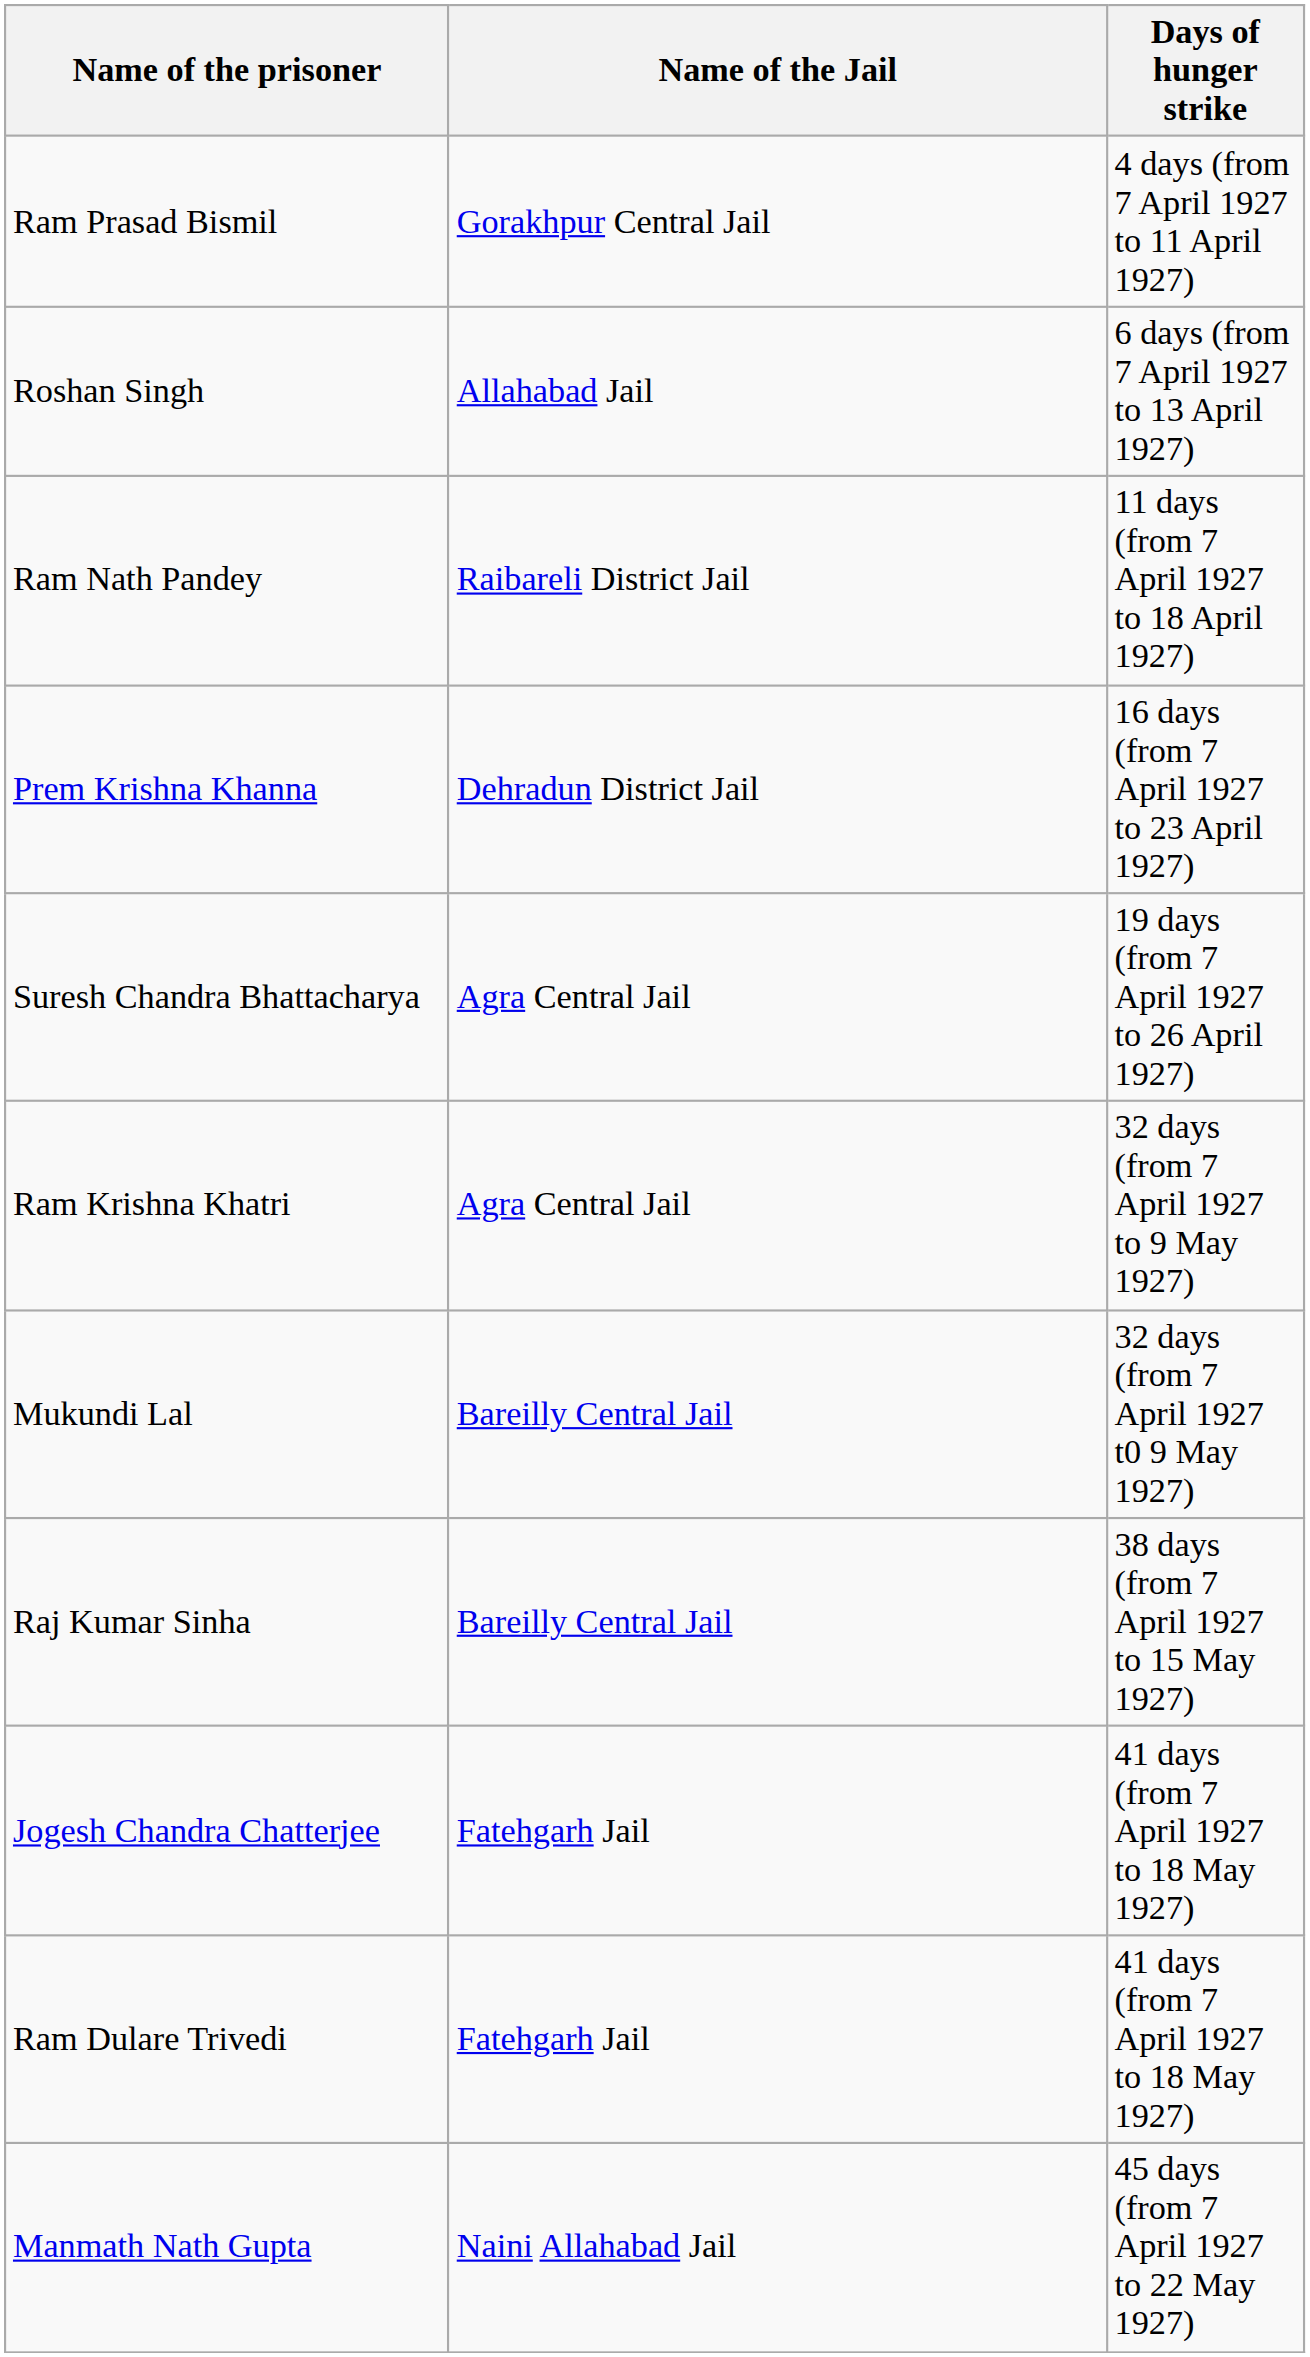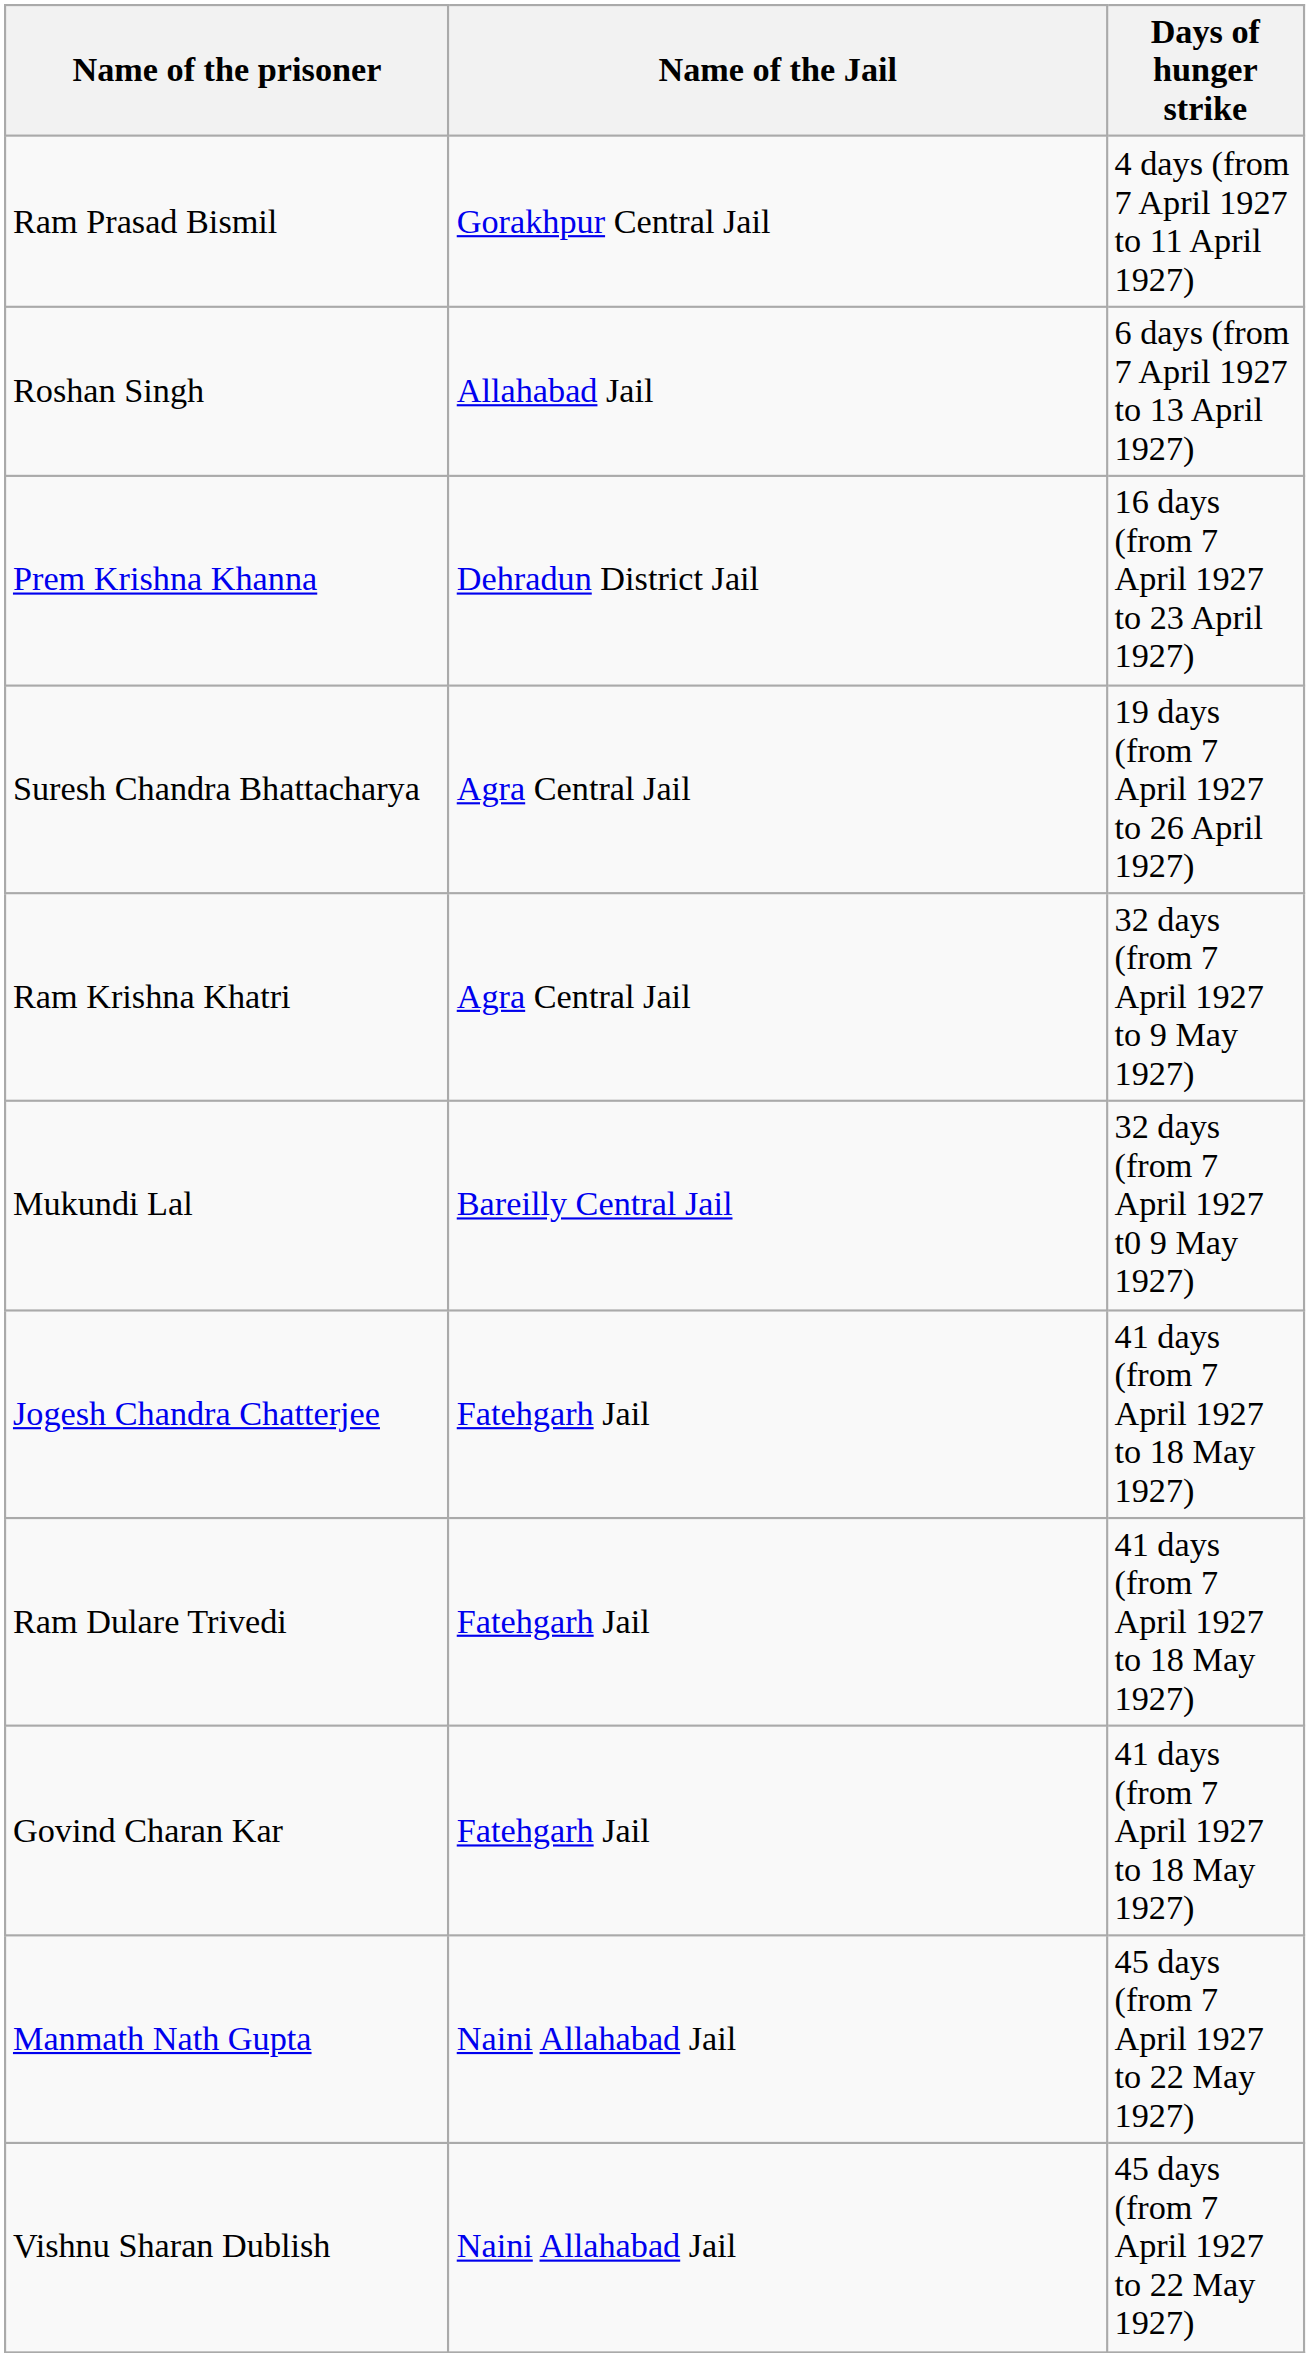- row: (138, 579)
- row: (132, 1621)
+ row: (148, 1830)
+ row: (172, 2246)
